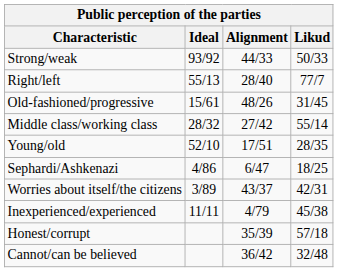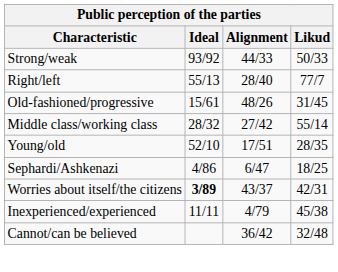(204, 189) normal -> (204, 189) bold
- row: (49, 233)
